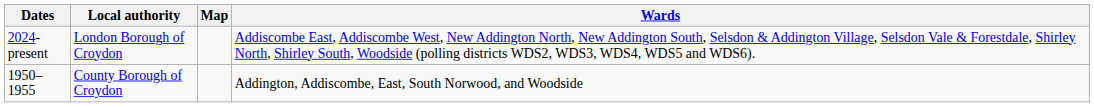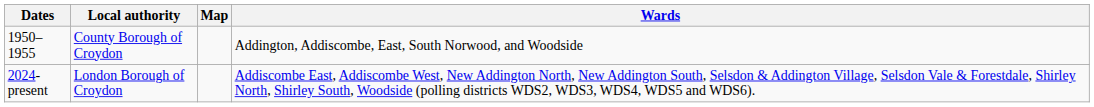rows swapped: (25, 83) <-> (28, 45)
